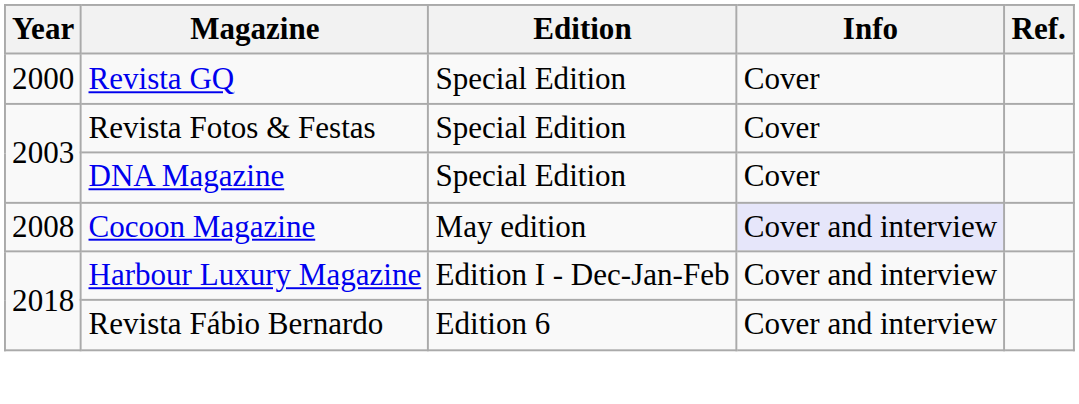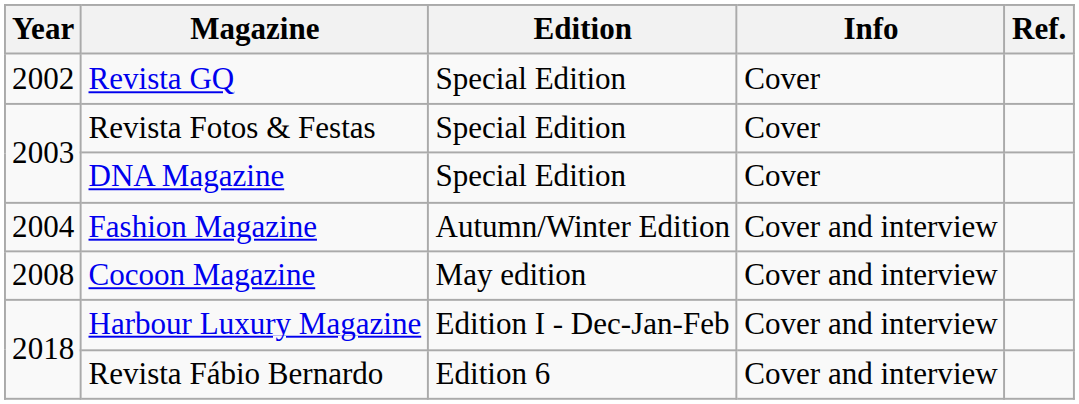(43, 78) 2000 -> (43, 78) 2002
+ row: (203, 226)
(870, 226) lavender background -> (871, 275) no background
